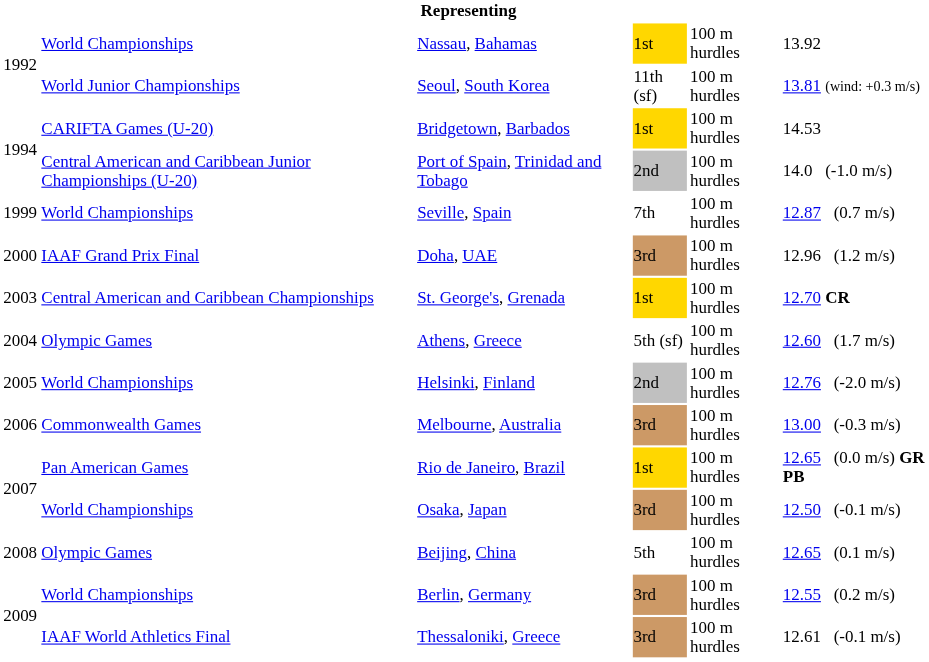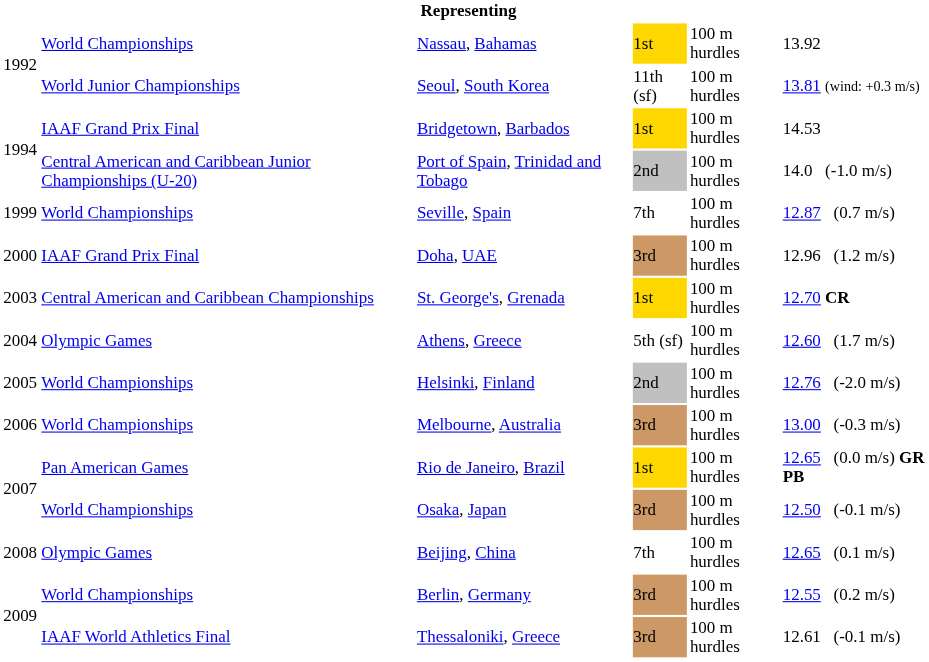(127, 128) CARIFTA Games (U-20) -> (120, 128) IAAF Grand Prix Final
(121, 425) Commonwealth Games -> (117, 425) World Championships
(644, 552) 5th -> (644, 552) 7th
